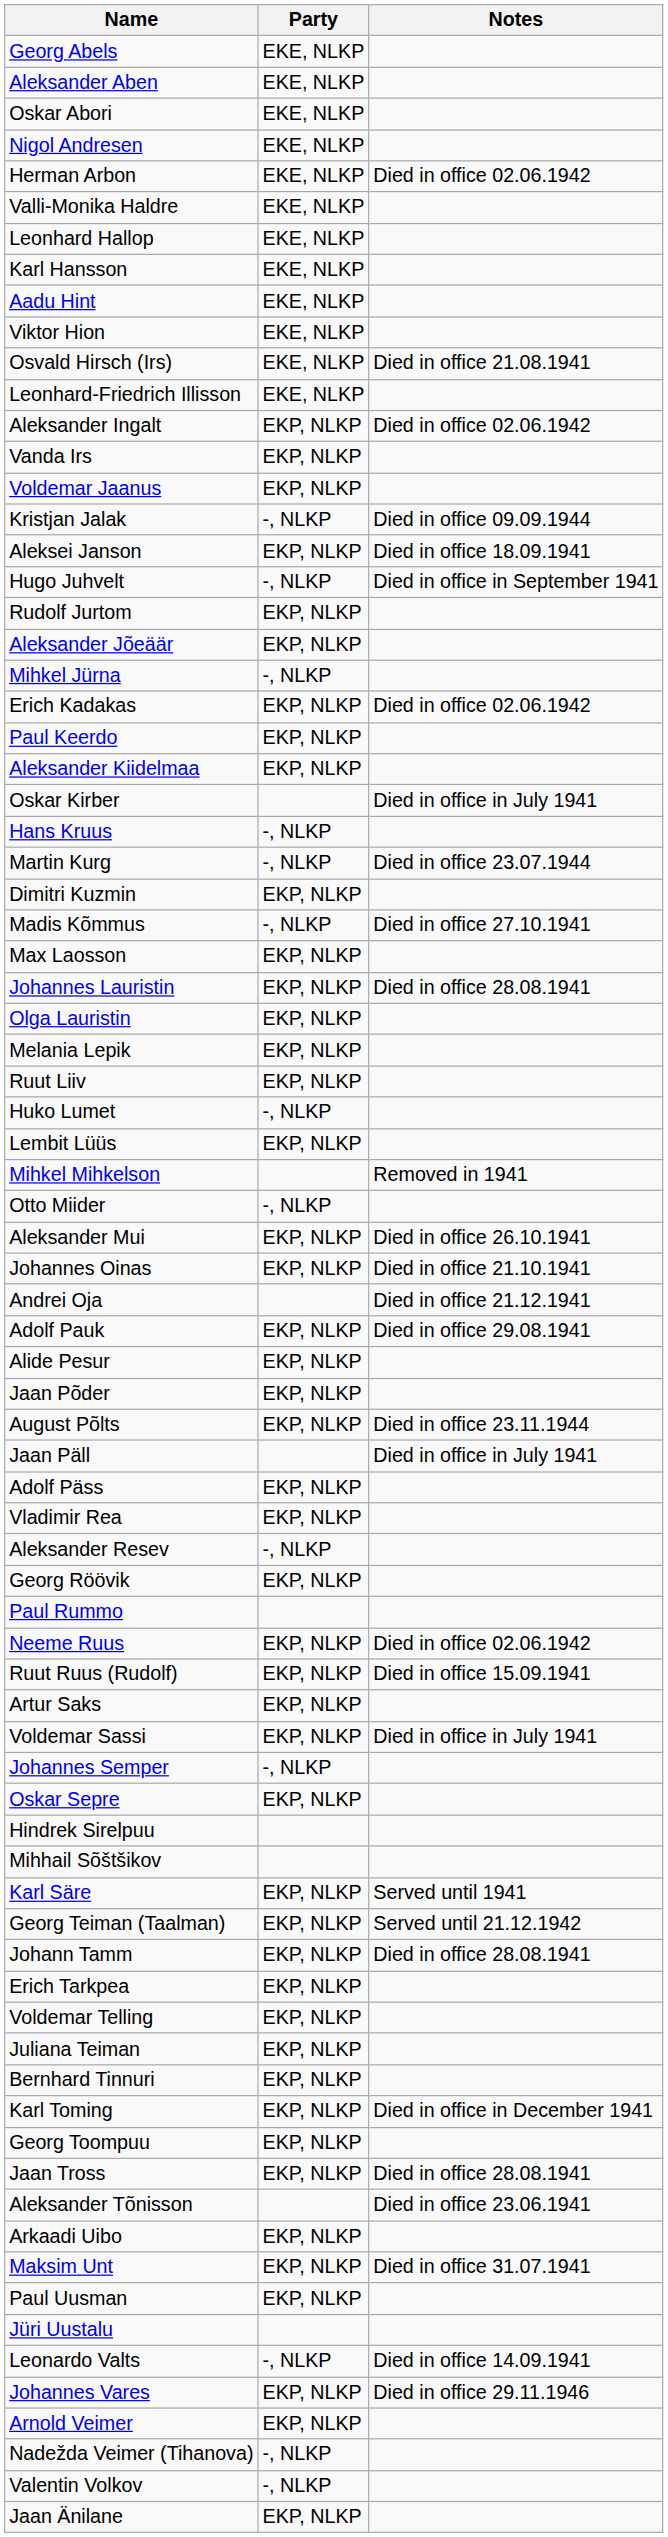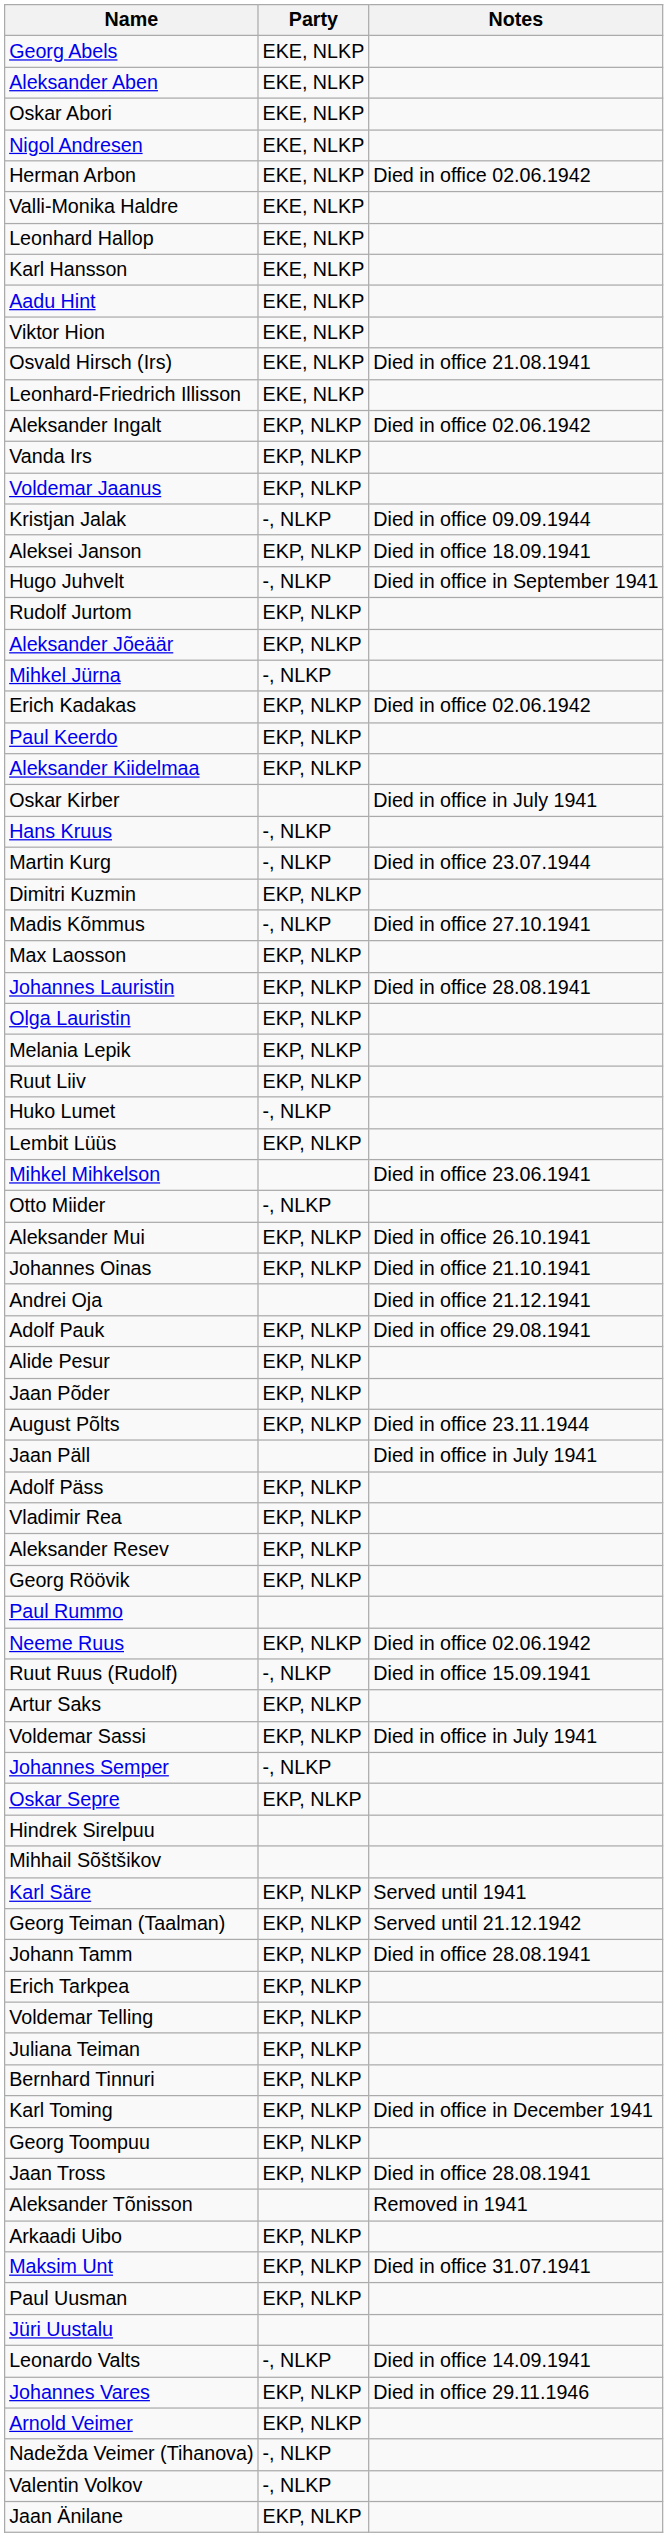(450, 1174) Removed in 1941 -> (482, 1174) Died in office 23.06.1941
(297, 1549) -, NLKP -> (312, 1549) EKP, NLKP
(312, 1674) EKP, NLKP -> (297, 1674) -, NLKP
(482, 2204) Died in office 23.06.1941 -> (450, 2204) Removed in 1941
